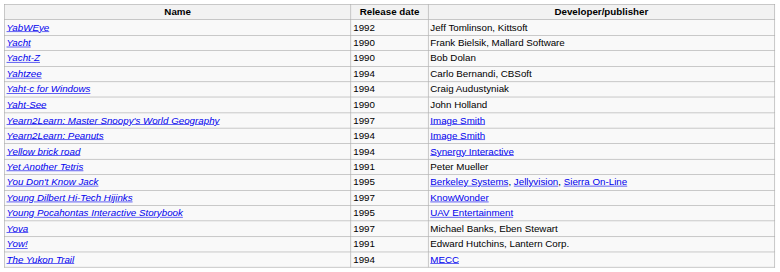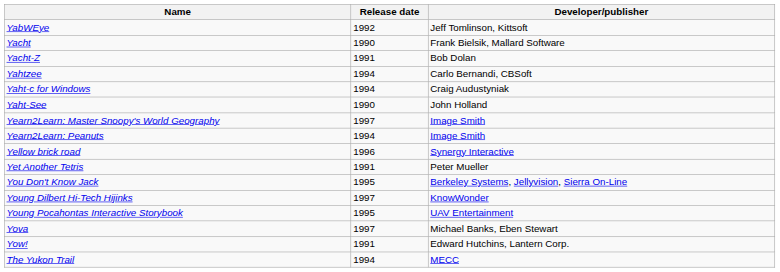(364, 58) 1990 -> (364, 58) 1991
(364, 151) 1994 -> (364, 151) 1996
